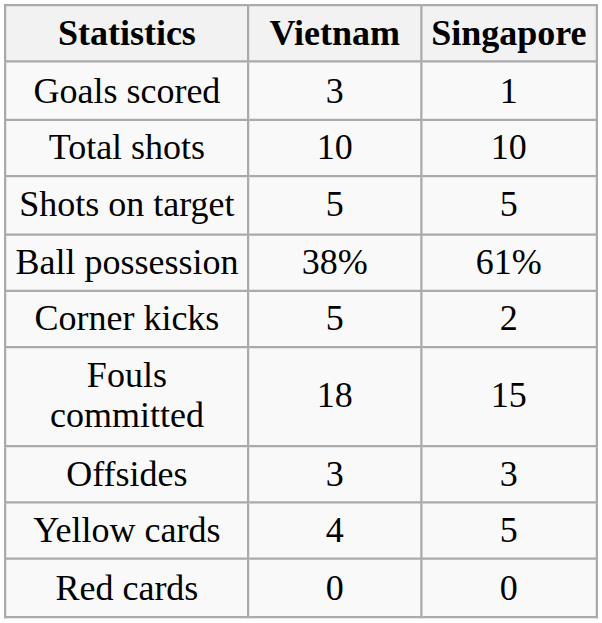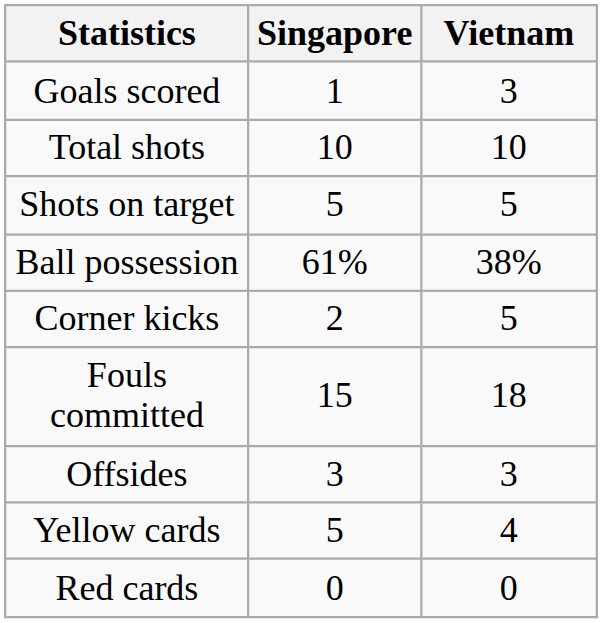columns swapped: (335, 33) <-> (509, 33)
